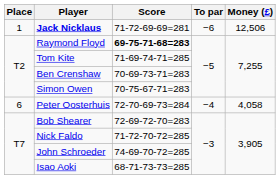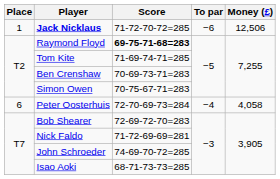(152, 27) 71-72-69-69=281 -> (152, 27) 71-72-70-72=285
(152, 136) 71-72-70-72=285 -> (152, 136) 71-72-69-69=281
